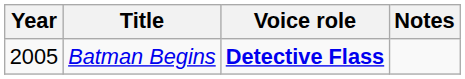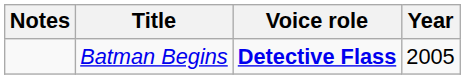columns swapped: (34, 21) <-> (424, 21)
